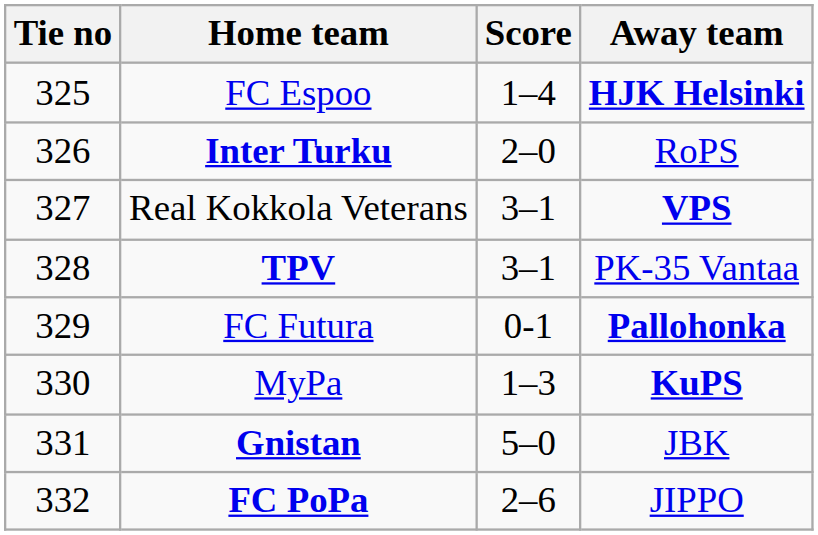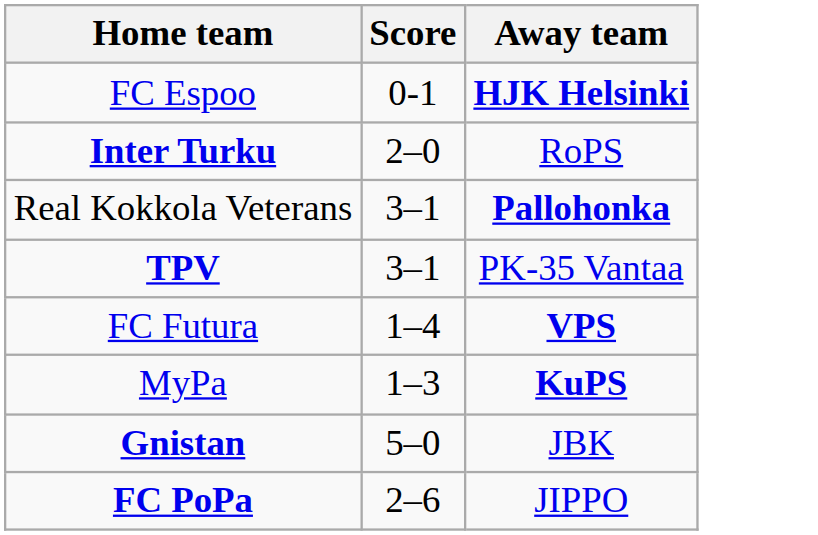- column: (63, 33)
(528, 92) 1–4 -> (413, 92) 0-1
(697, 208) VPS -> (581, 208) Pallohonka
(528, 325) 0-1 -> (413, 325) 1–4
(697, 325) Pallohonka -> (581, 325) VPS
